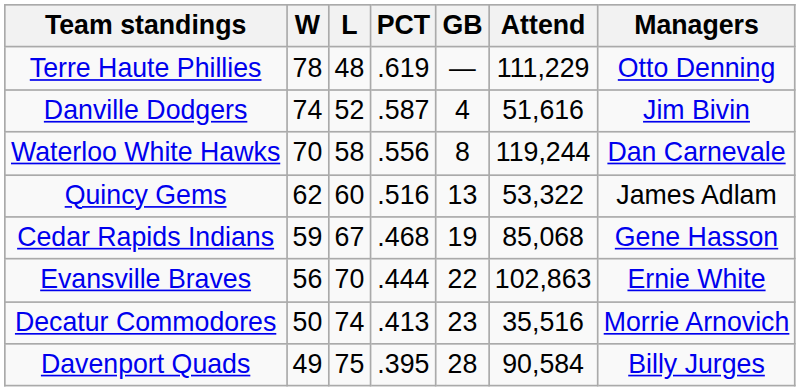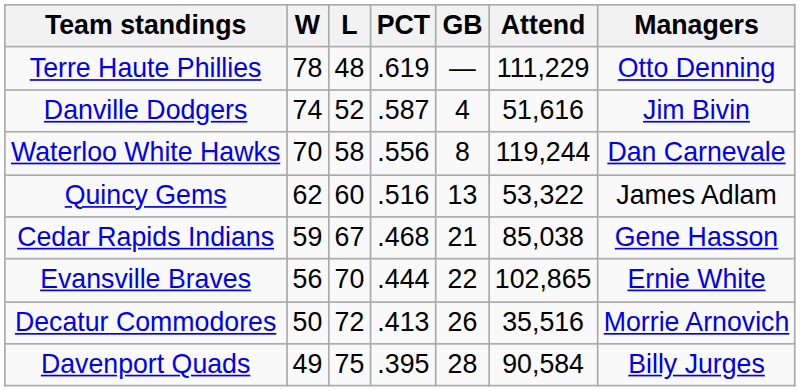(462, 237) 19 -> (462, 237) 21
(543, 237) 85,068 -> (543, 237) 85,038
(543, 279) 102,863 -> (543, 279) 102,865
(349, 322) 74 -> (349, 322) 72
(462, 322) 23 -> (462, 322) 26
